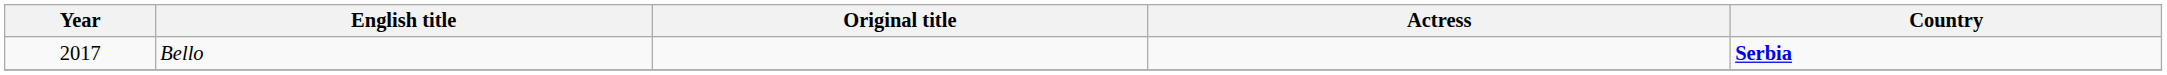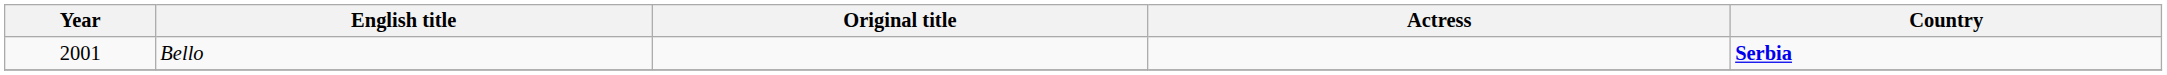(80, 53) 2017 -> (80, 53) 2001
